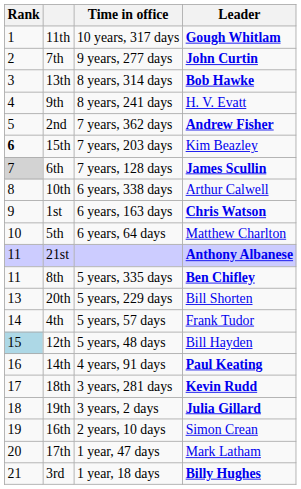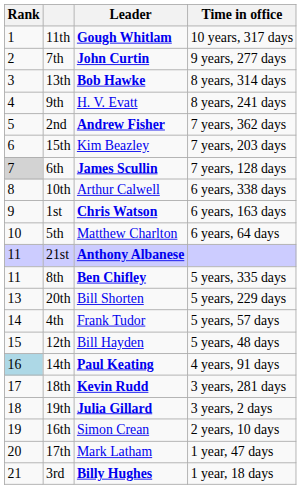columns swapped: (239, 15) <-> (128, 15)
(11, 146) bold -> (11, 146) normal
(14, 342) lightblue background -> (14, 342) no background
(14, 364) no background -> (14, 364) lightblue background
